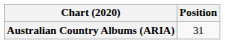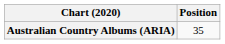(198, 30) 31 -> (198, 30) 35
